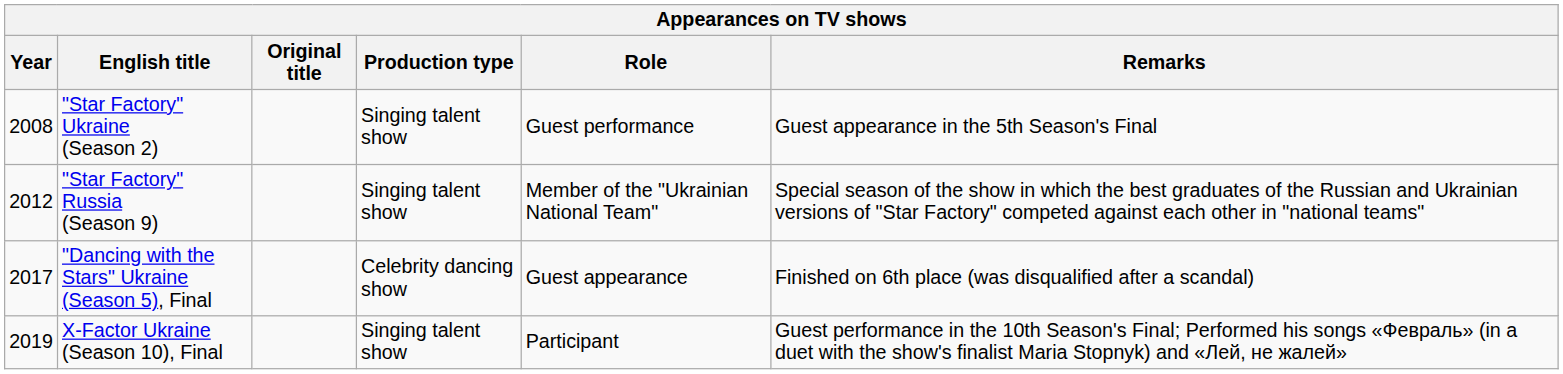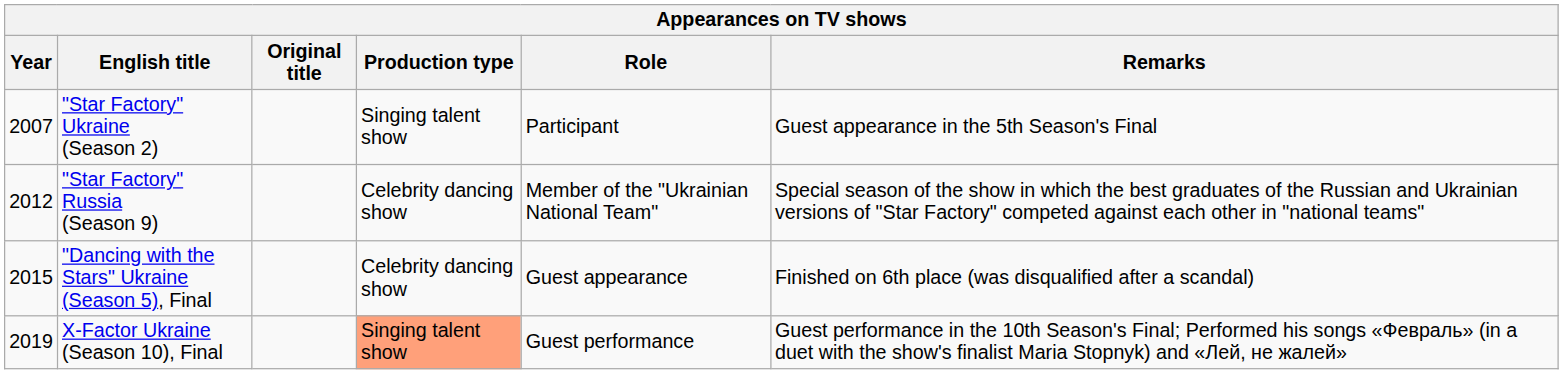(31, 126) 2008 -> (31, 126) 2007
(610, 126) Guest performance -> (572, 126) Participant
(421, 202) Singing talent show -> (437, 202) Celebrity dancing show
(31, 277) 2017 -> (31, 277) 2015
(421, 342) no background -> (421, 342) lightsalmon background
(572, 342) Participant -> (610, 342) Guest performance
